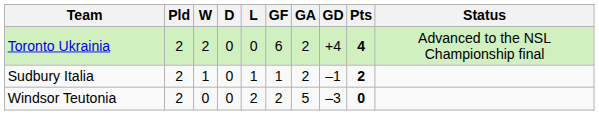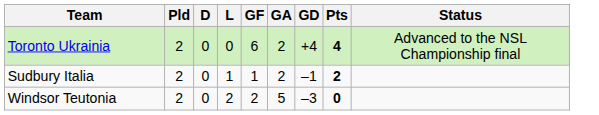- column: (205, 15)
